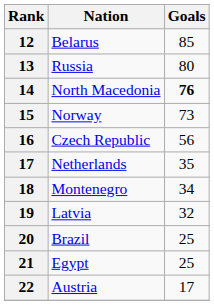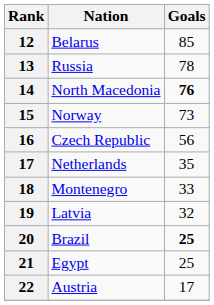(187, 66) 80 -> (187, 66) 78
(187, 189) 34 -> (187, 189) 33
(187, 238) normal -> (187, 238) bold
